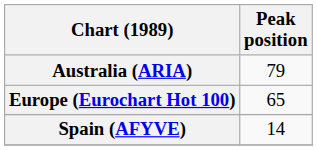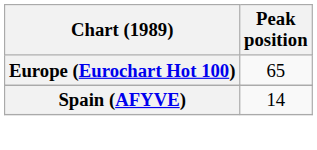- row: (122, 70)
